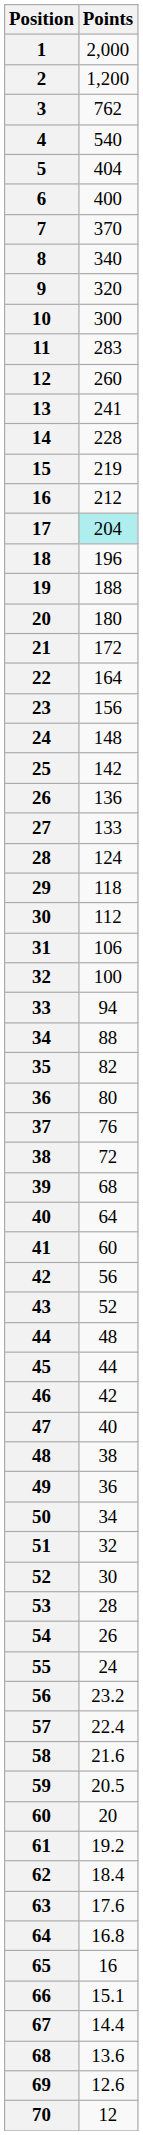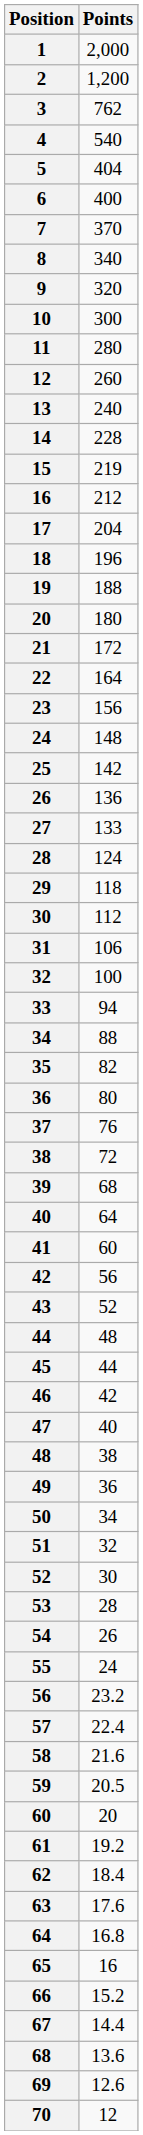(108, 348) 283 -> (108, 348) 280
(108, 408) 241 -> (108, 408) 240
(108, 528) paleturquoise background -> (108, 528) no background
(108, 1995) 15.1 -> (108, 1995) 15.2
